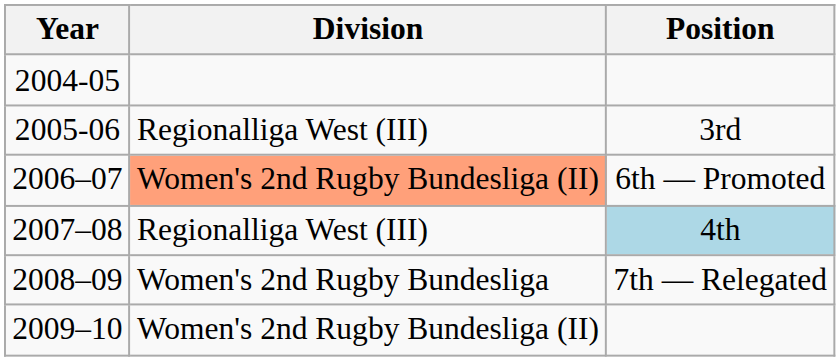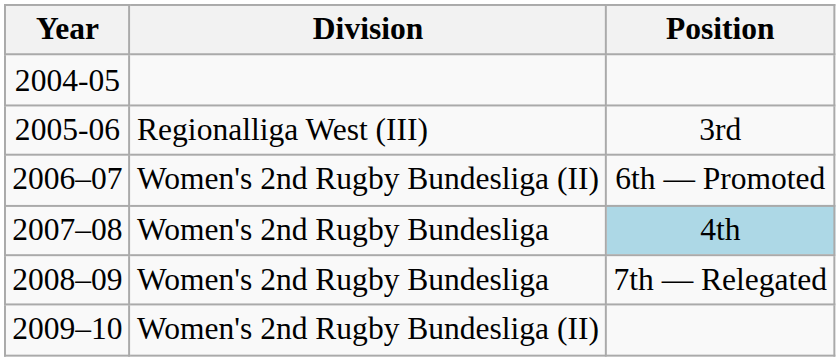(368, 179) lightsalmon background -> (368, 179) no background
(283, 229) Regionalliga West (III) -> (343, 229) Women's 2nd Rugby Bundesliga
